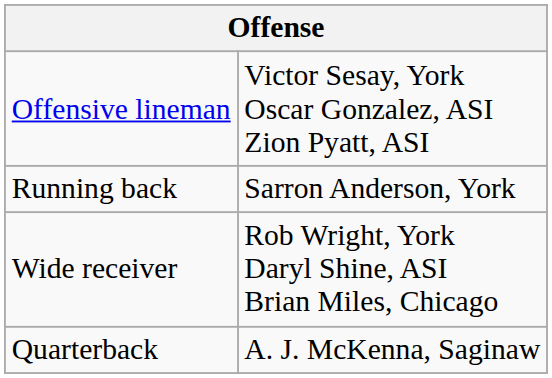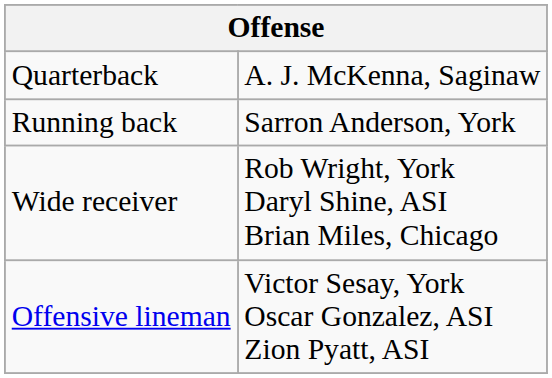rows swapped: (85, 348) <-> (121, 108)
